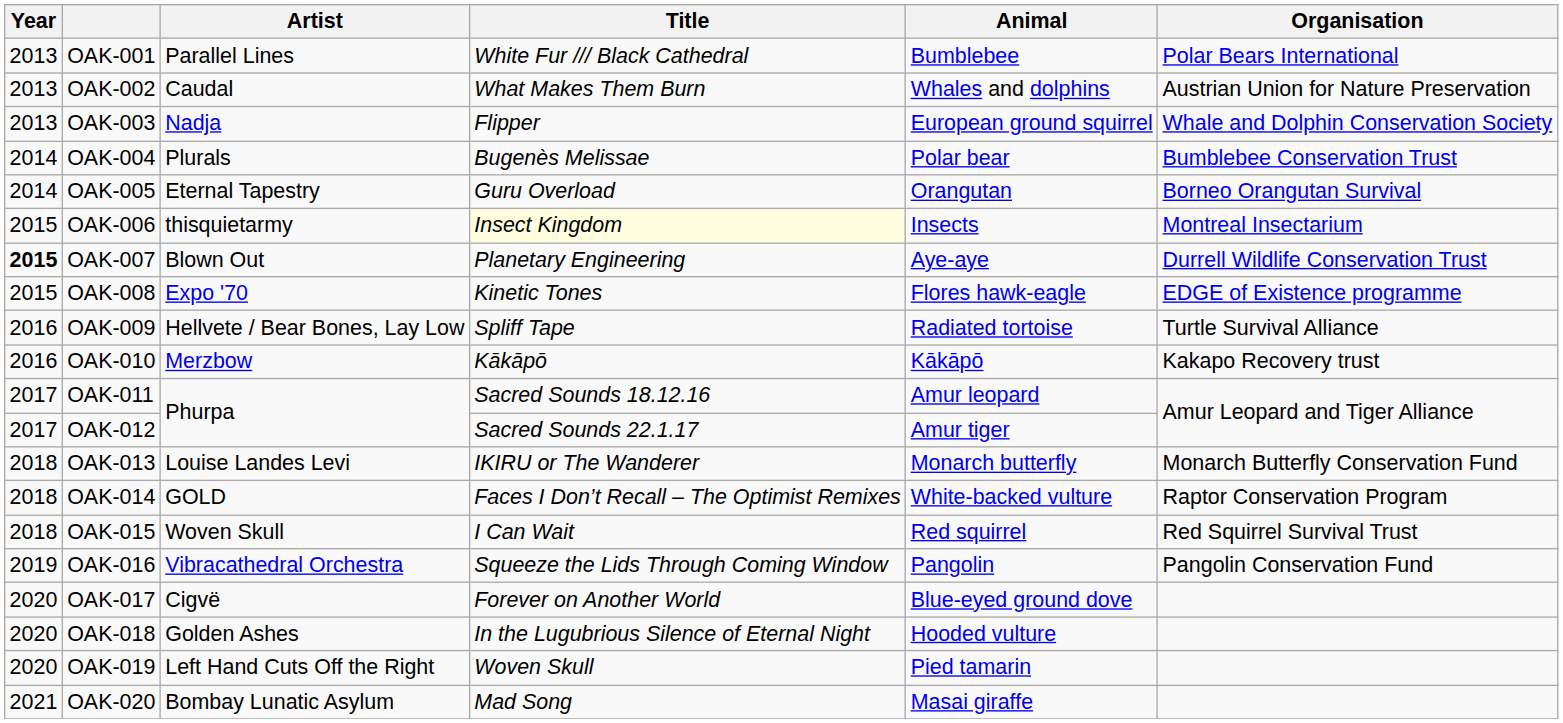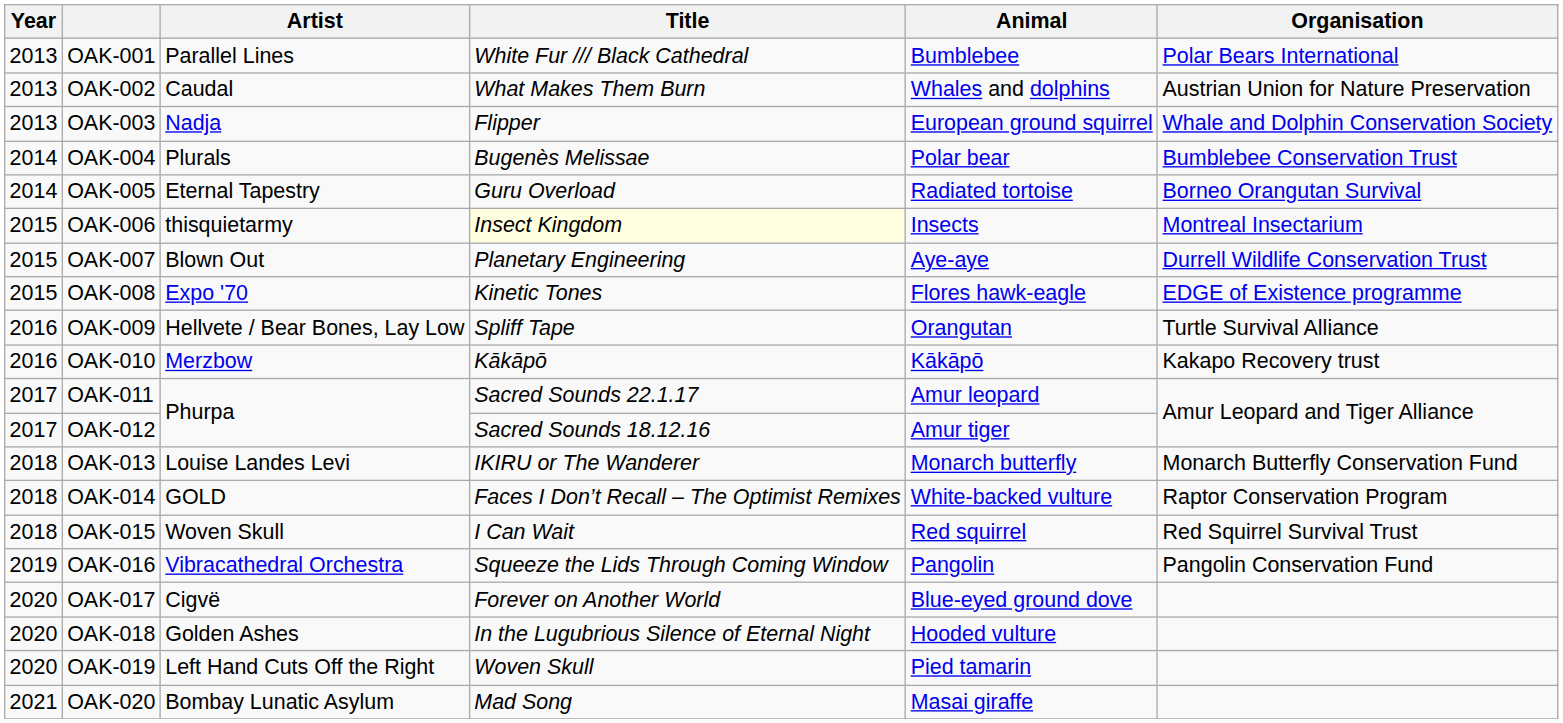(961, 191) Orangutan -> (992, 191) Radiated tortoise
(33, 259) bold -> (33, 259) normal
(992, 327) Radiated tortoise -> (961, 327) Orangutan
(592, 395) Sacred Sounds 18.12.16 -> (586, 395) Sacred Sounds 22.1.17
(586, 429) Sacred Sounds 22.1.17 -> (592, 429) Sacred Sounds 18.12.16
